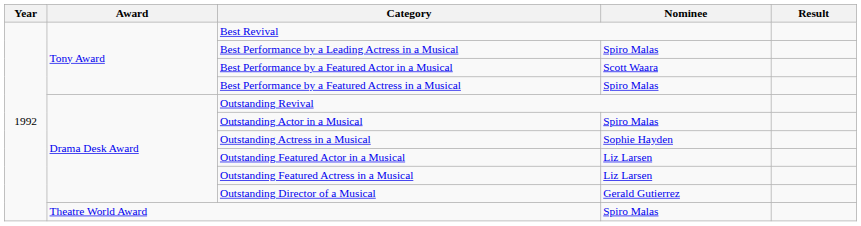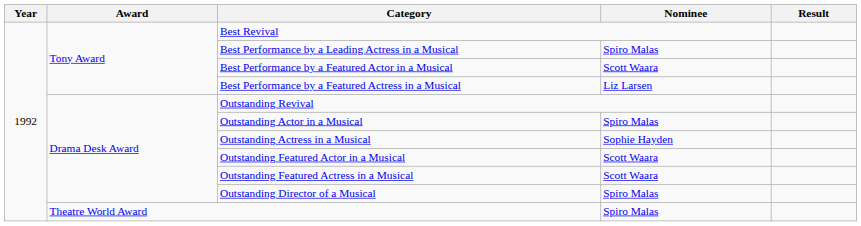(631, 85) Spiro Malas -> (628, 85) Liz Larsen
(628, 157) Liz Larsen -> (631, 157) Scott Waara
(628, 175) Liz Larsen -> (631, 175) Scott Waara
(642, 193) Gerald Gutierrez -> (631, 193) Spiro Malas
